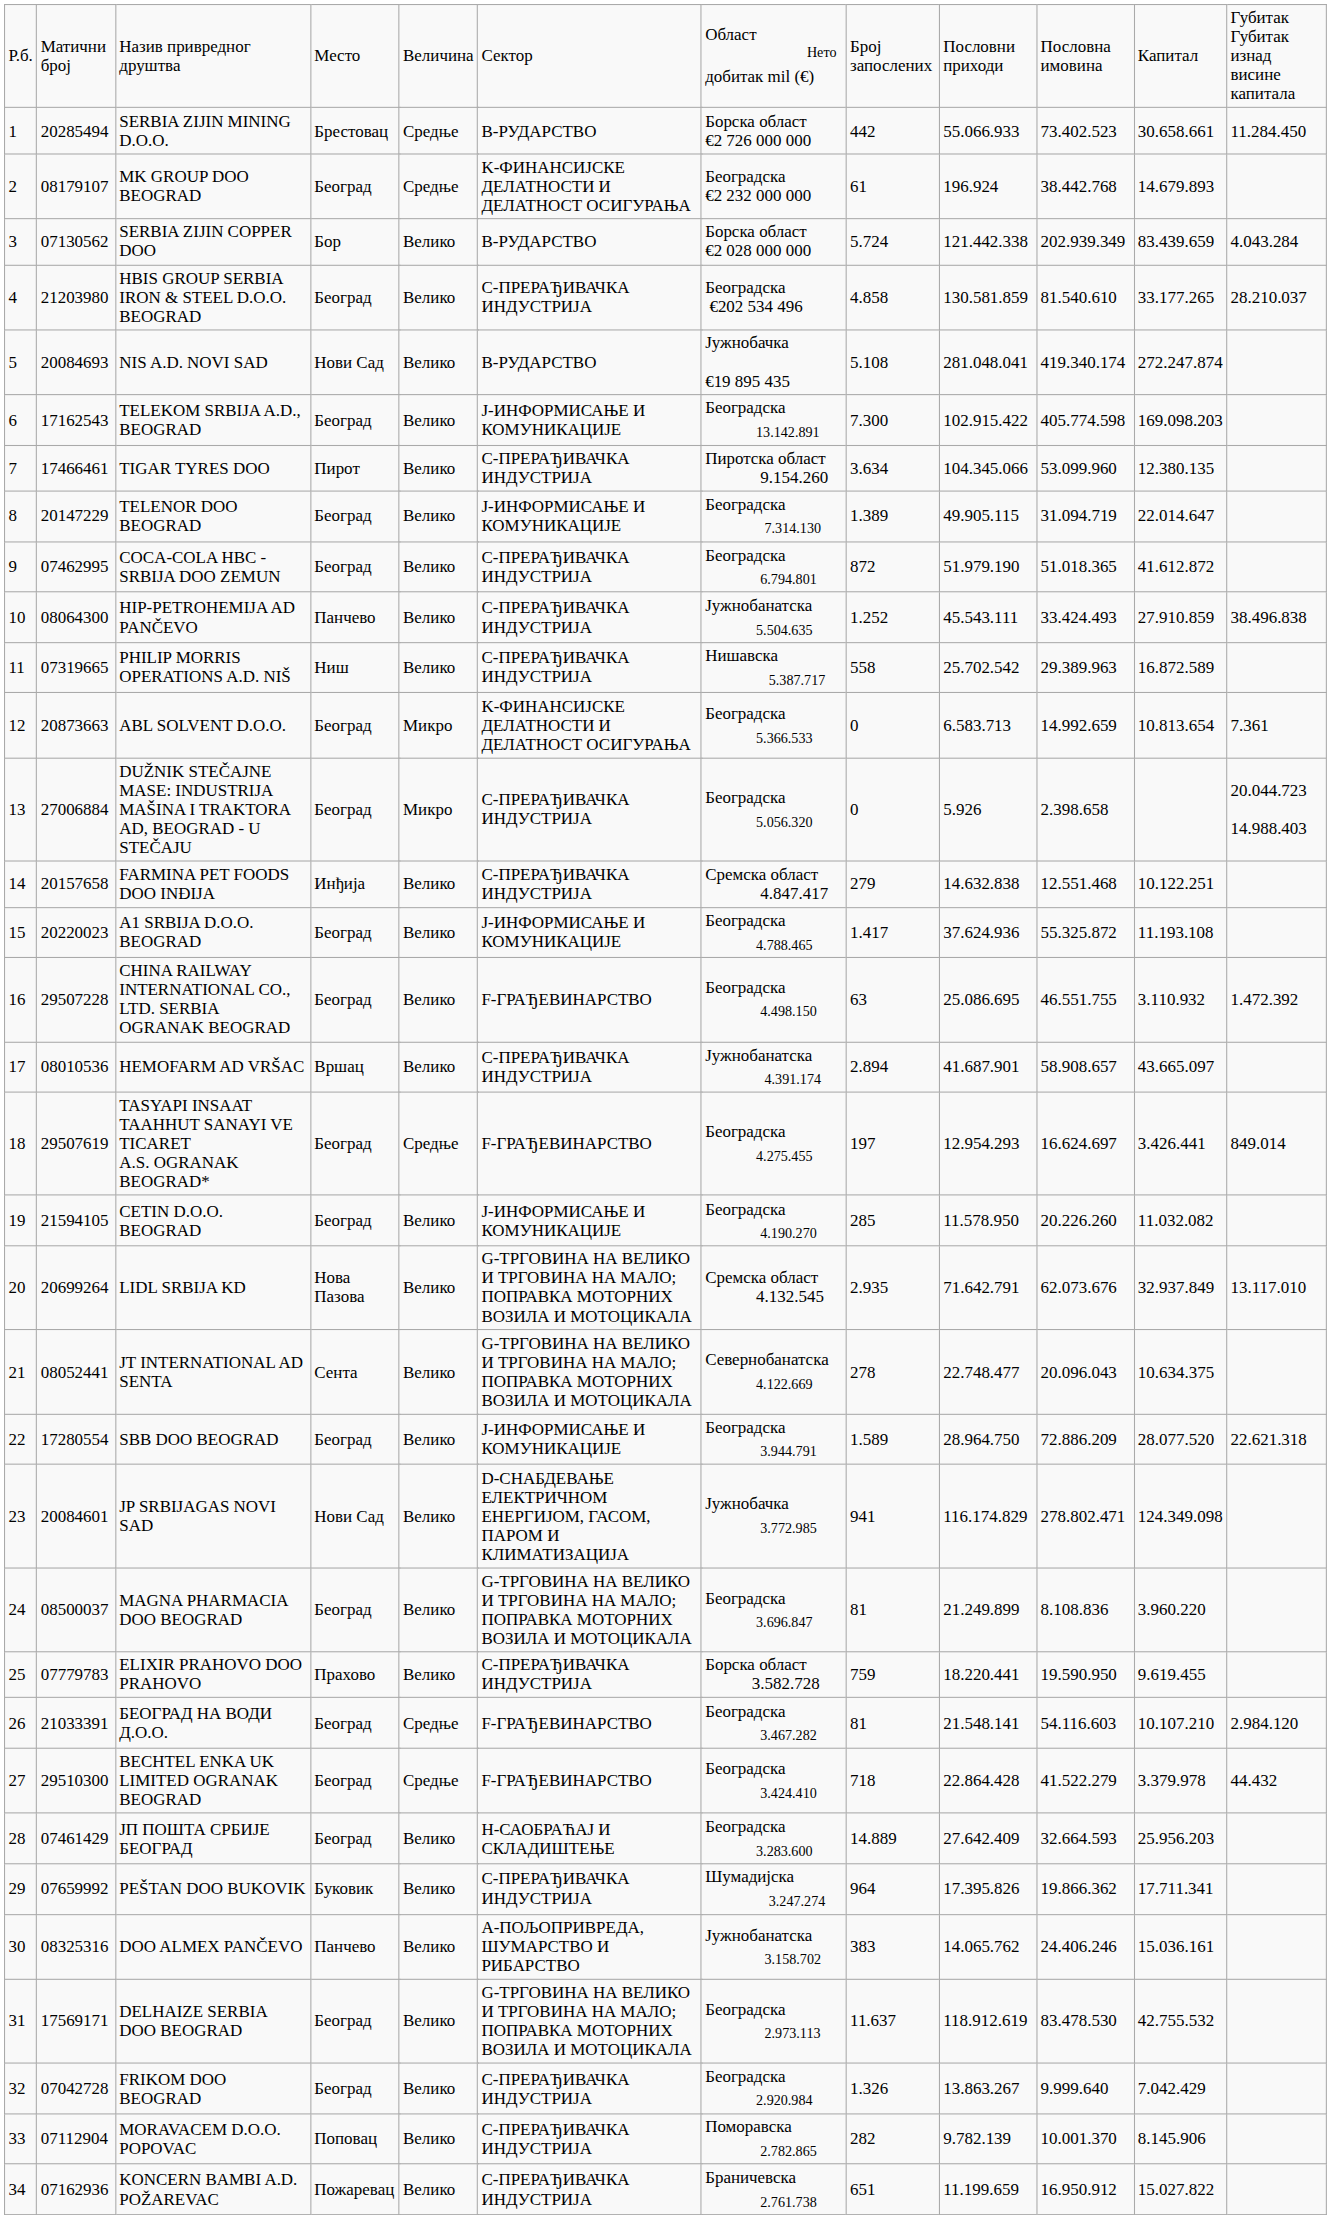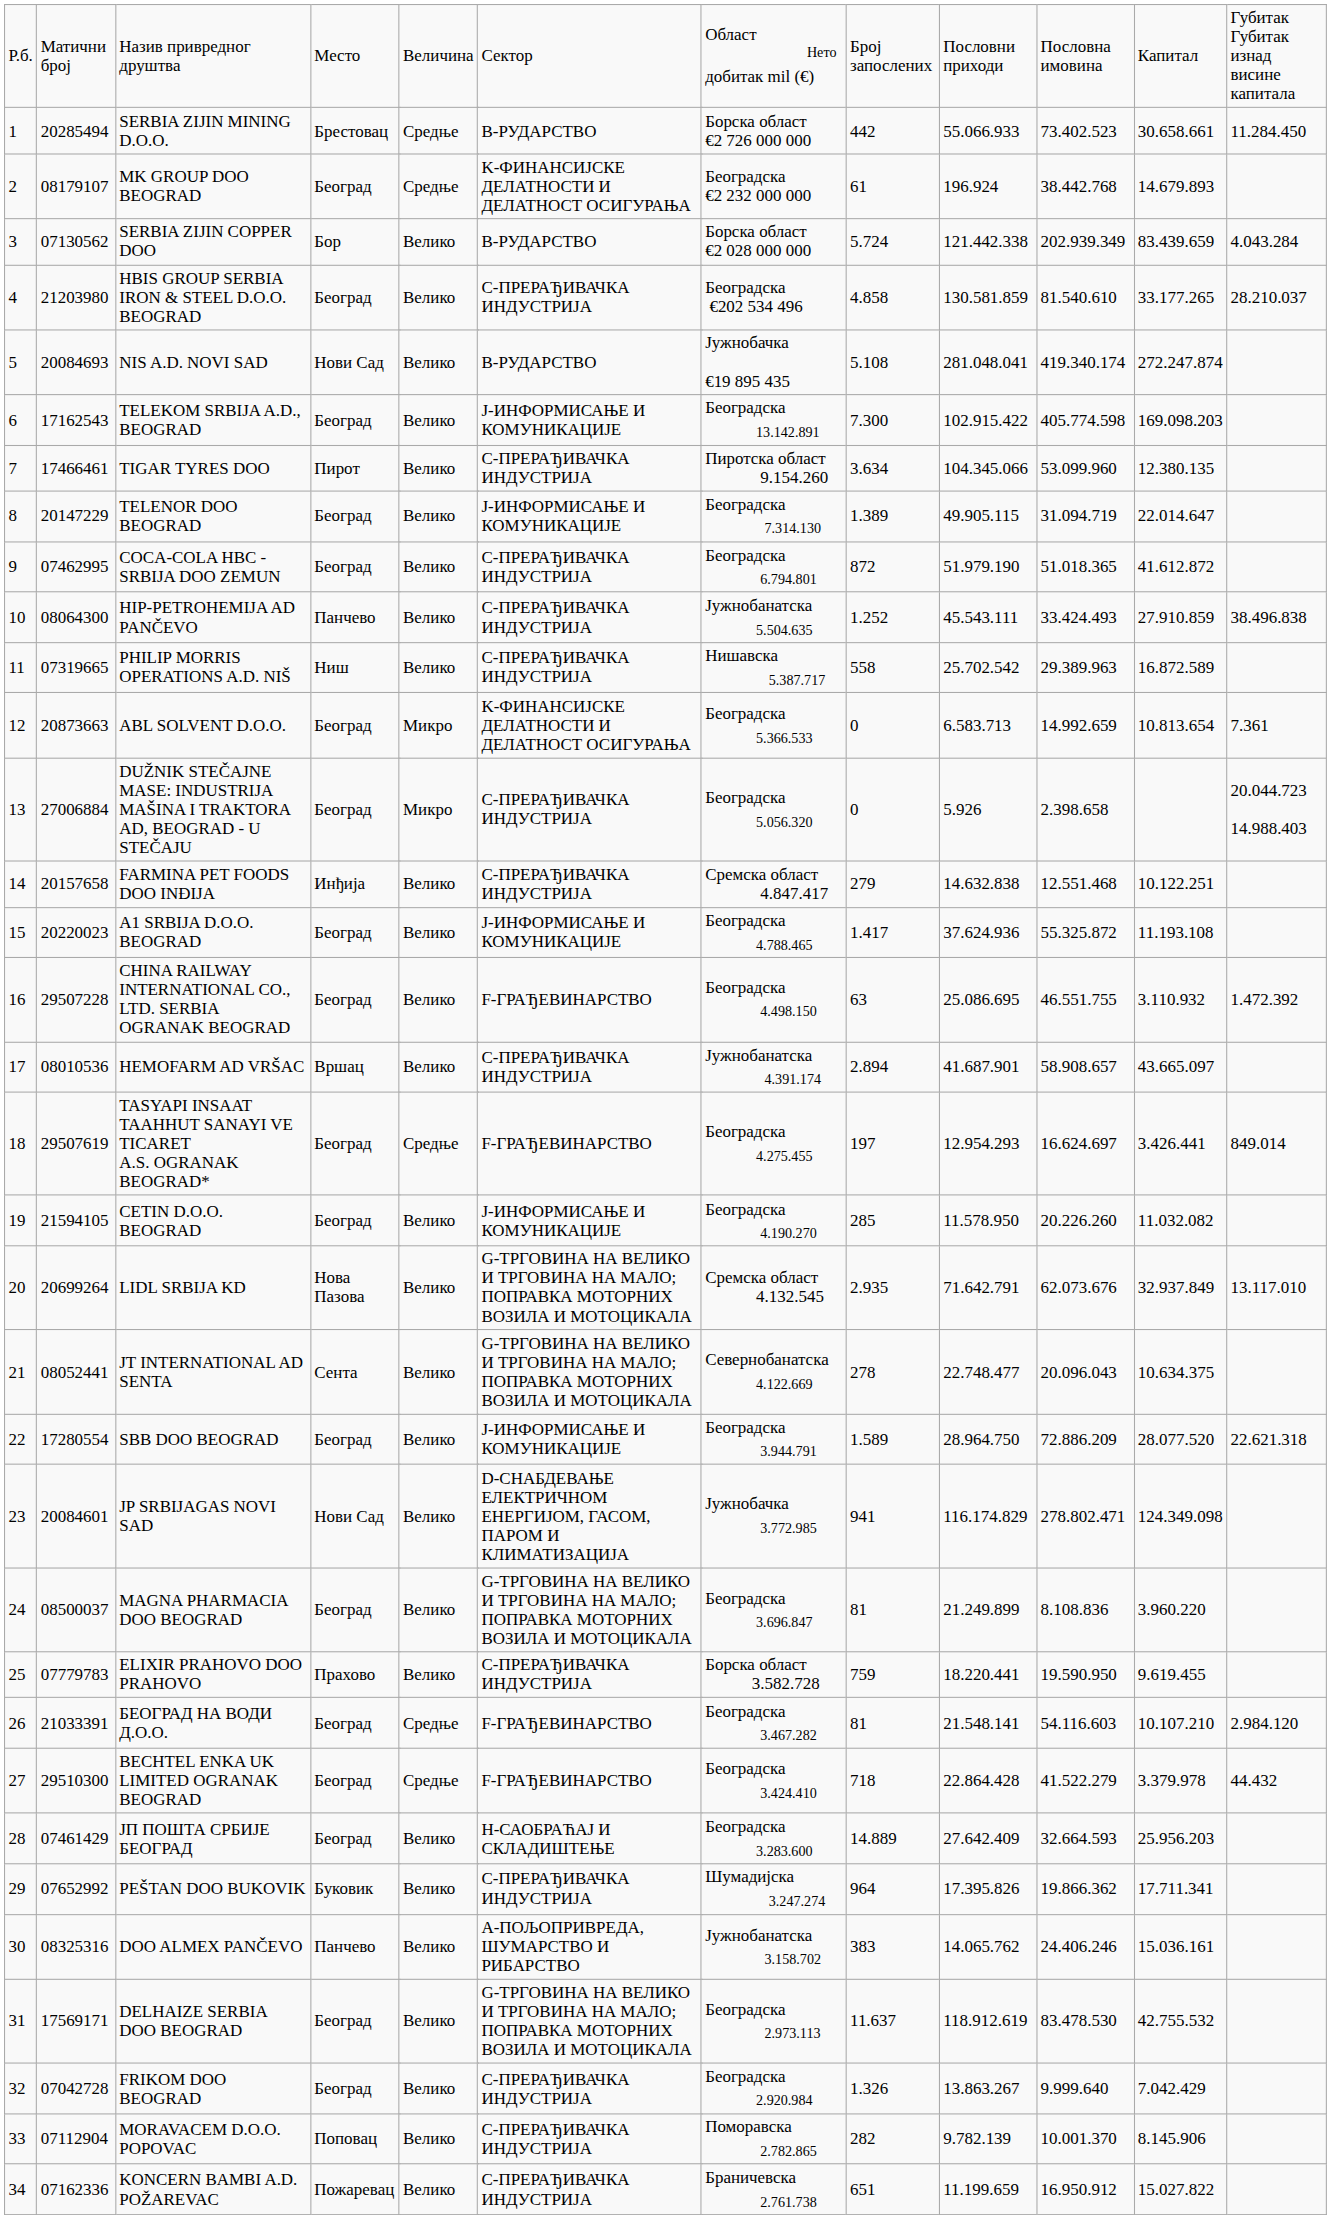(75, 1888) 07659992 -> (75, 1888) 07652992
(75, 2189) 07162936 -> (75, 2189) 07162336
